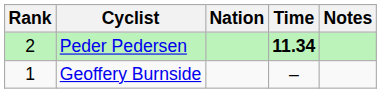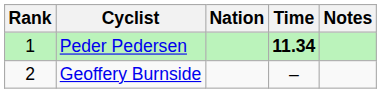(30, 46) 2 -> (30, 46) 1
(30, 74) 1 -> (30, 74) 2
